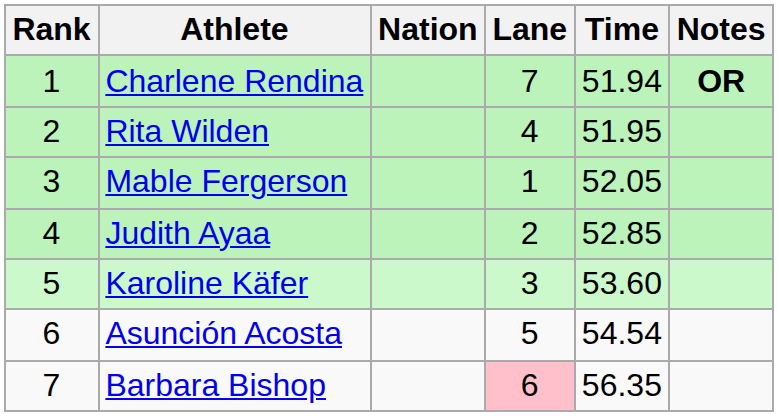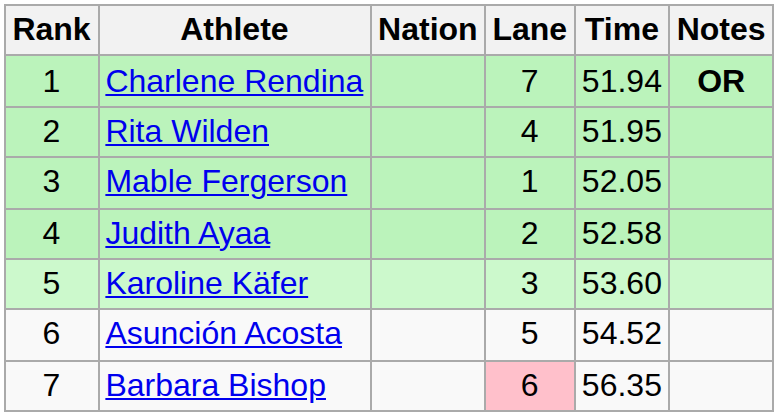(622, 232) 52.85 -> (622, 232) 52.58
(622, 334) 54.54 -> (622, 334) 54.52
